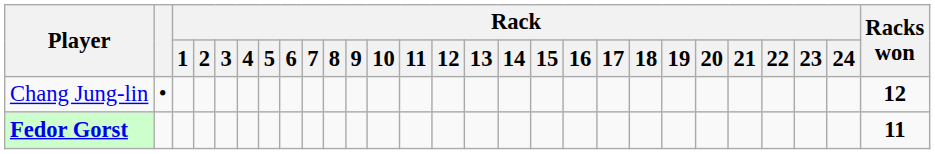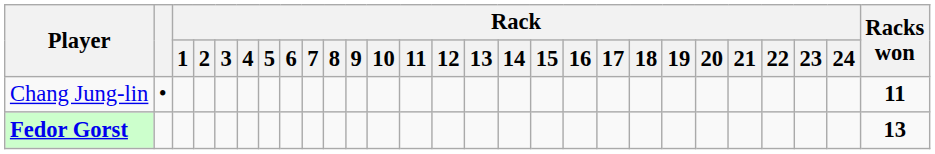(895, 93) 12 -> (895, 93) 11
(895, 129) 11 -> (895, 129) 13
